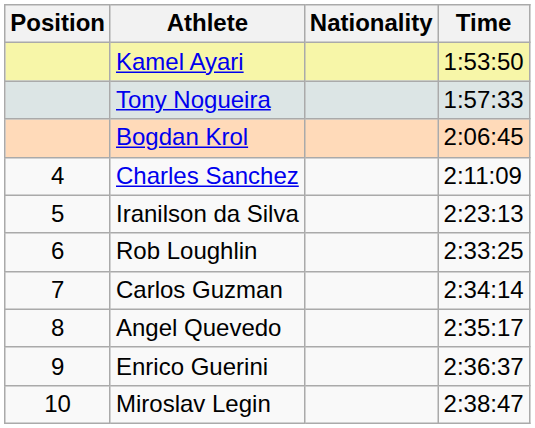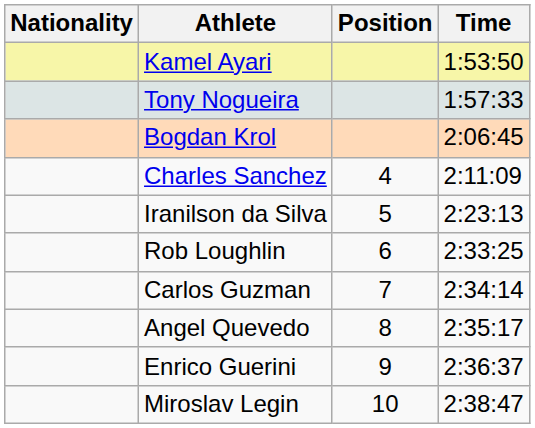columns swapped: (58, 23) <-> (371, 23)
